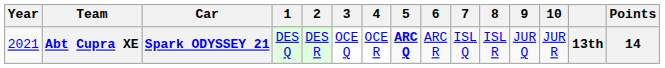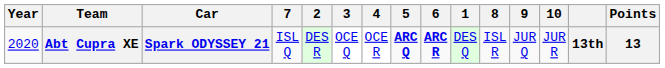columns swapped: (287, 15) <-> (465, 15)
(23, 45) 2021 -> (23, 45) 2020
(436, 45) normal -> (436, 45) bold
(633, 45) 14 -> (633, 45) 13
